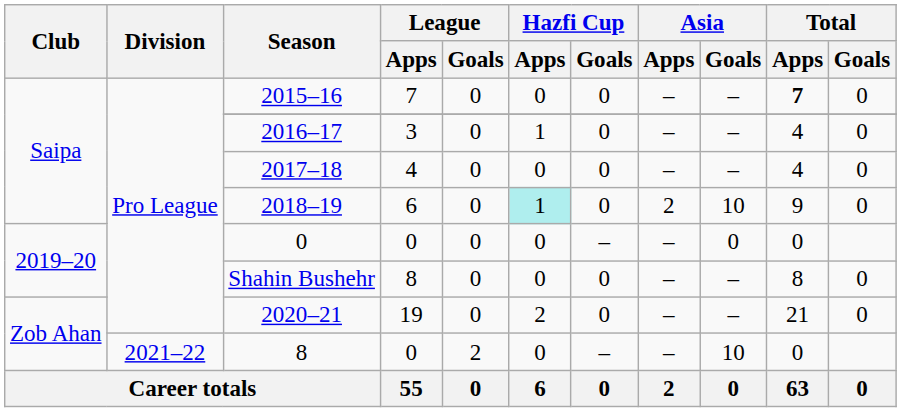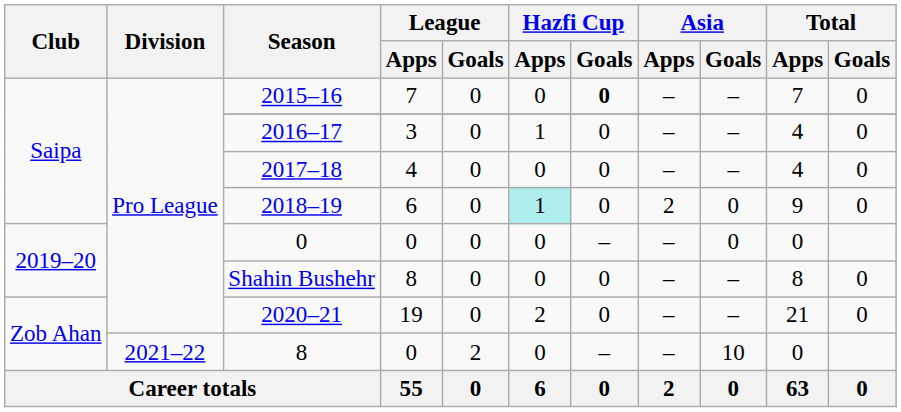(604, 95) normal -> (604, 95) bold
(798, 95) bold -> (798, 95) normal
(733, 205) 10 -> (733, 205) 0
